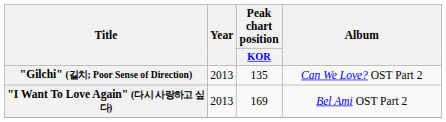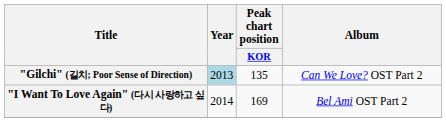(222, 75) no background -> (222, 75) lightblue background
(222, 101) 2013 -> (222, 101) 2014
